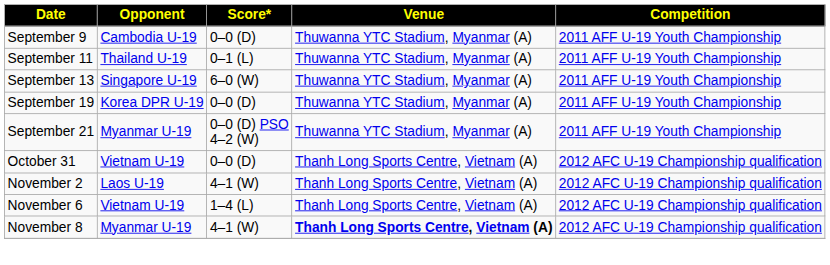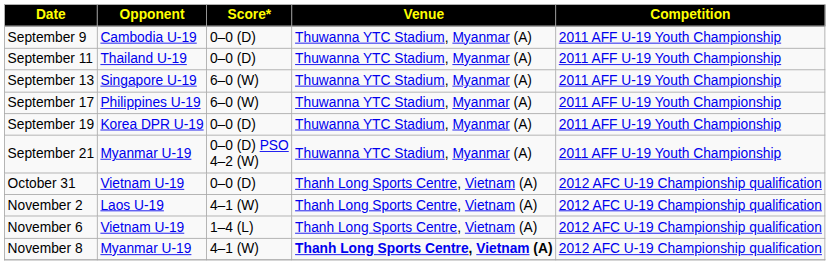(232, 59) 0–1 (L) -> (233, 59) 0–0 (D)
+ row: (51, 102)
